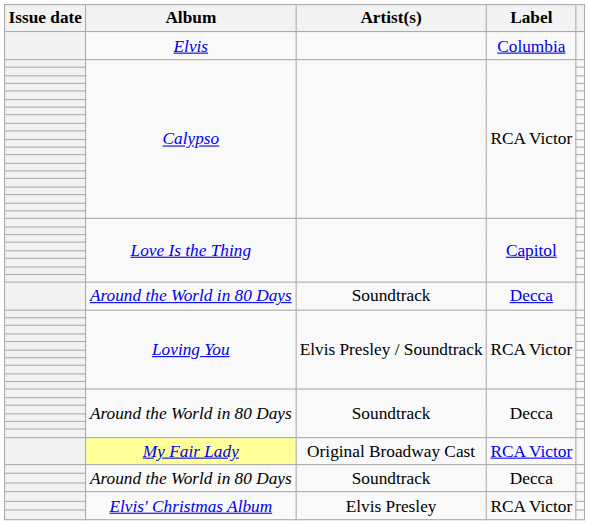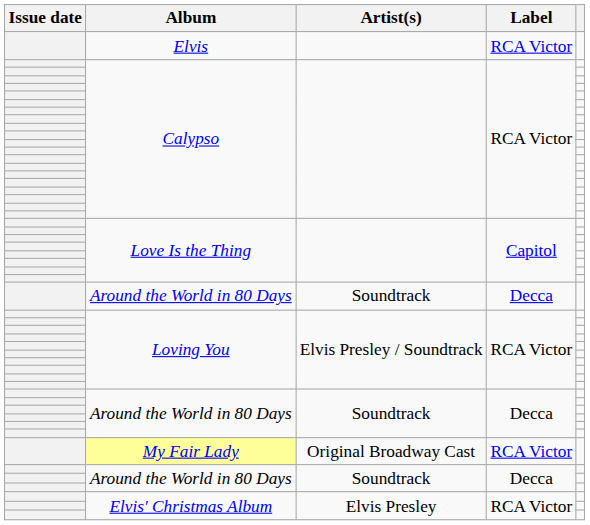(531, 45) Columbia -> (531, 45) RCA Victor
